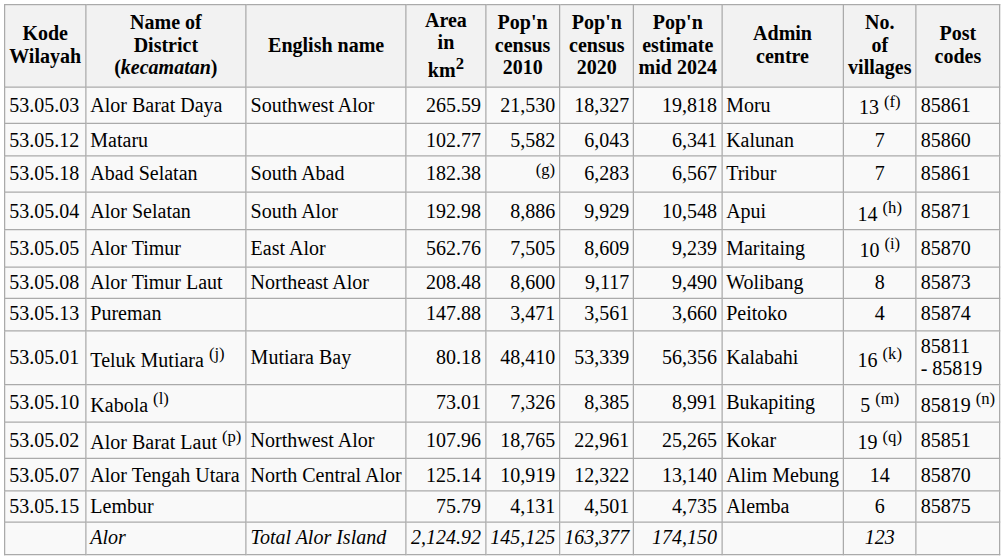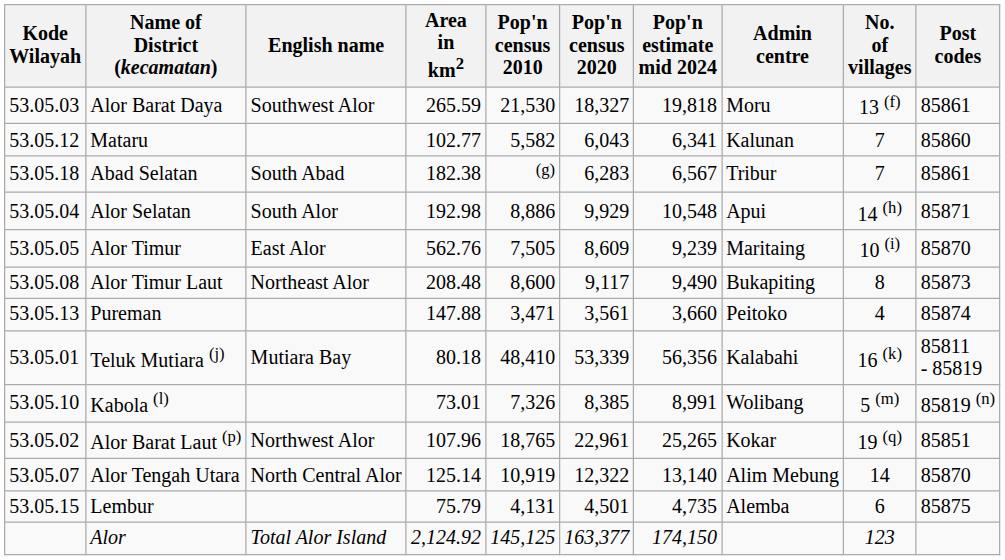(765, 282) Wolibang -> (771, 282) Bukapiting
(771, 403) Bukapiting -> (765, 403) Wolibang
